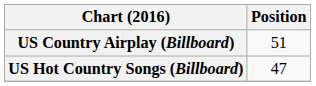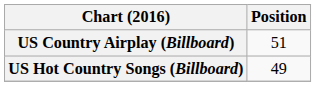(279, 68) 47 -> (279, 68) 49
